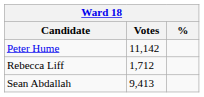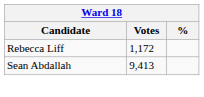- row: (33, 48)
(142, 65) 1,712 -> (142, 48) 1,172
